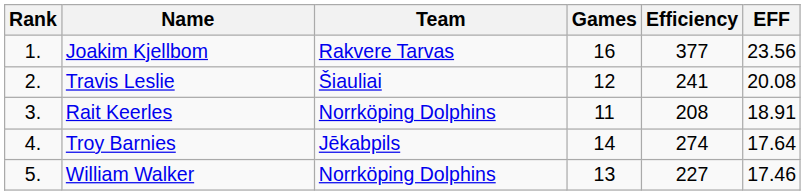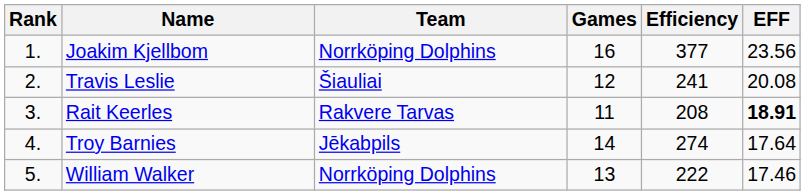(386, 50) Rakvere Tarvas -> (407, 50) Norrköping Dolphins
(407, 112) Norrköping Dolphins -> (386, 112) Rakvere Tarvas
(772, 112) normal -> (772, 112) bold
(692, 174) 227 -> (692, 174) 222
